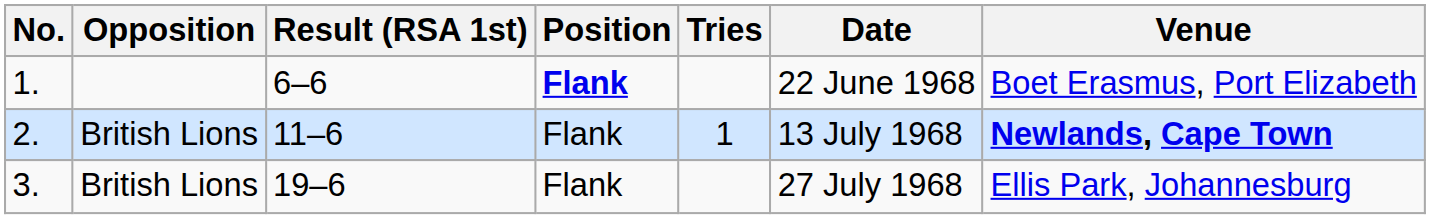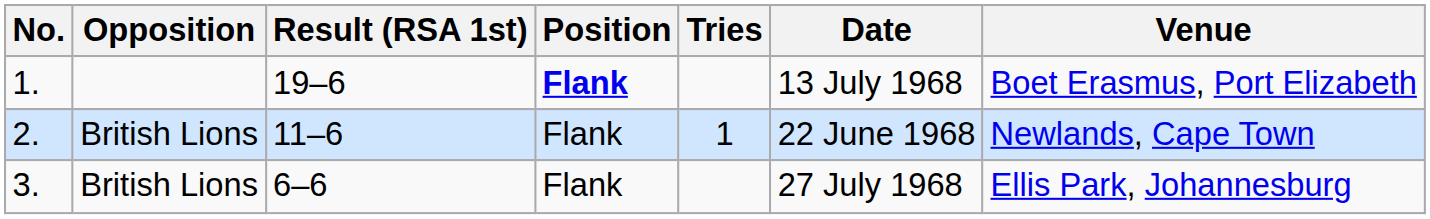(300, 82) 6–6 -> (309, 82) 19–6
(877, 82) 22 June 1968 -> (870, 82) 13 July 1968
(870, 133) 13 July 1968 -> (877, 133) 22 June 1968
(1162, 133) bold -> (1153, 133) normal
(309, 185) 19–6 -> (300, 185) 6–6
